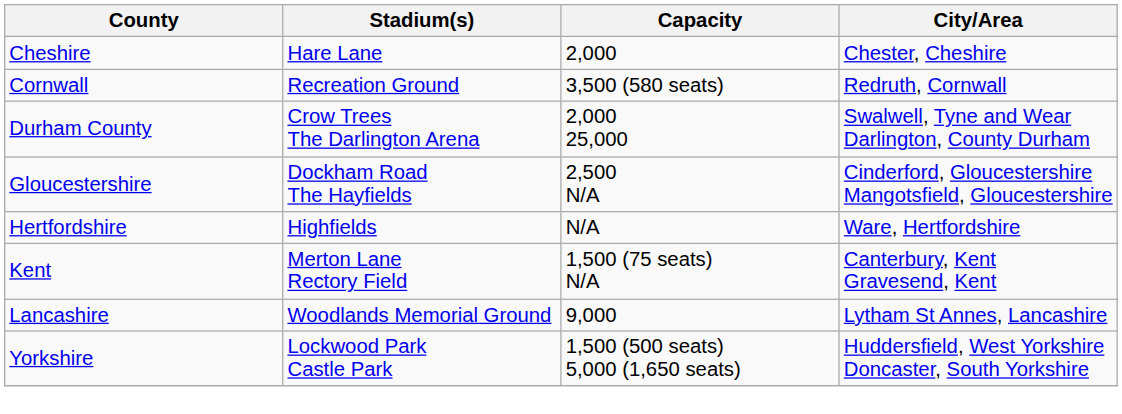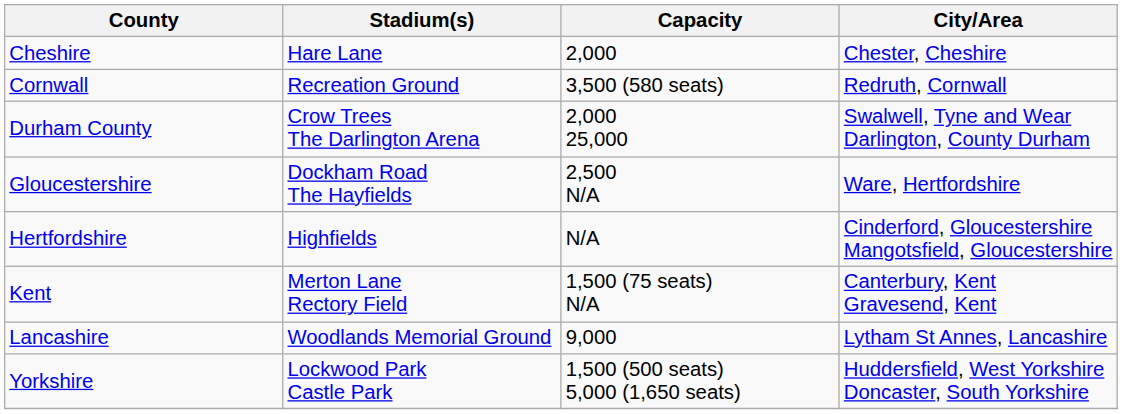(978, 183) Cinderford, Gloucestershire Mangotsfield, Gloucestershire -> (932, 183) Ware, Hertfordshire
(932, 227) Ware, Hertfordshire -> (978, 238) Cinderford, Gloucestershire Mangotsfield, Gloucestershire
